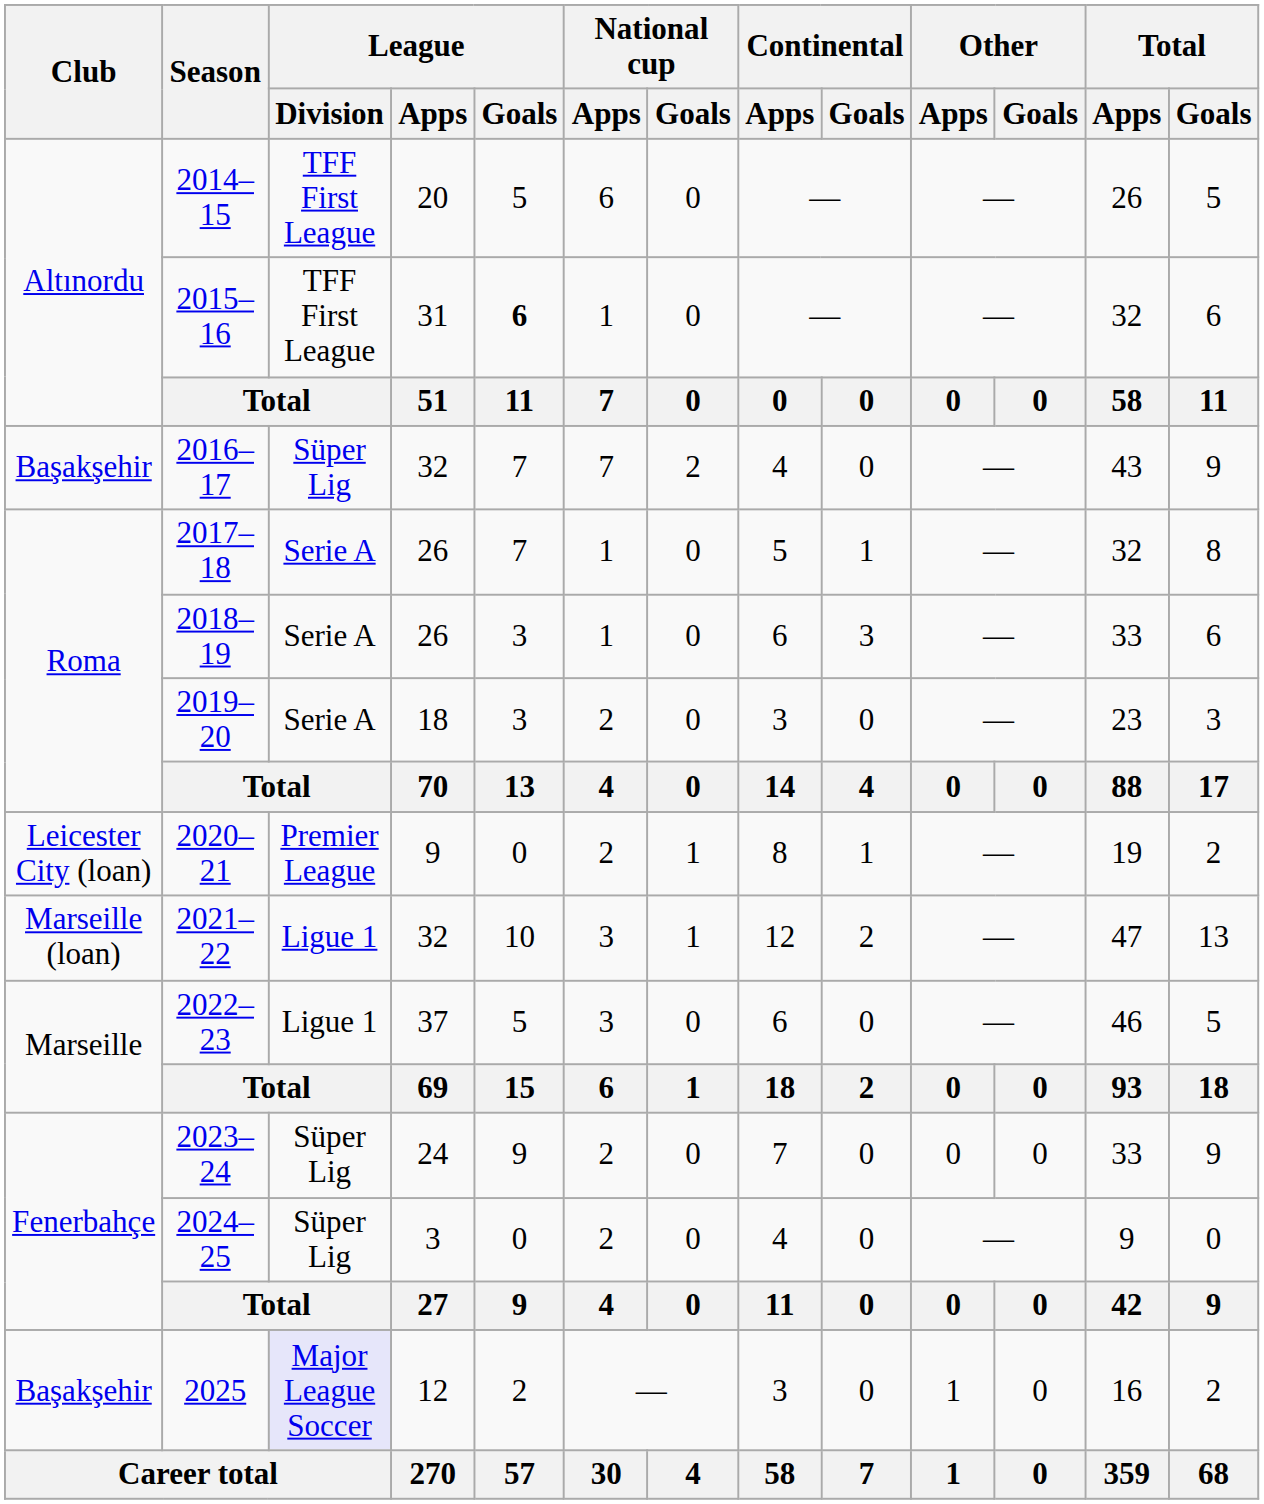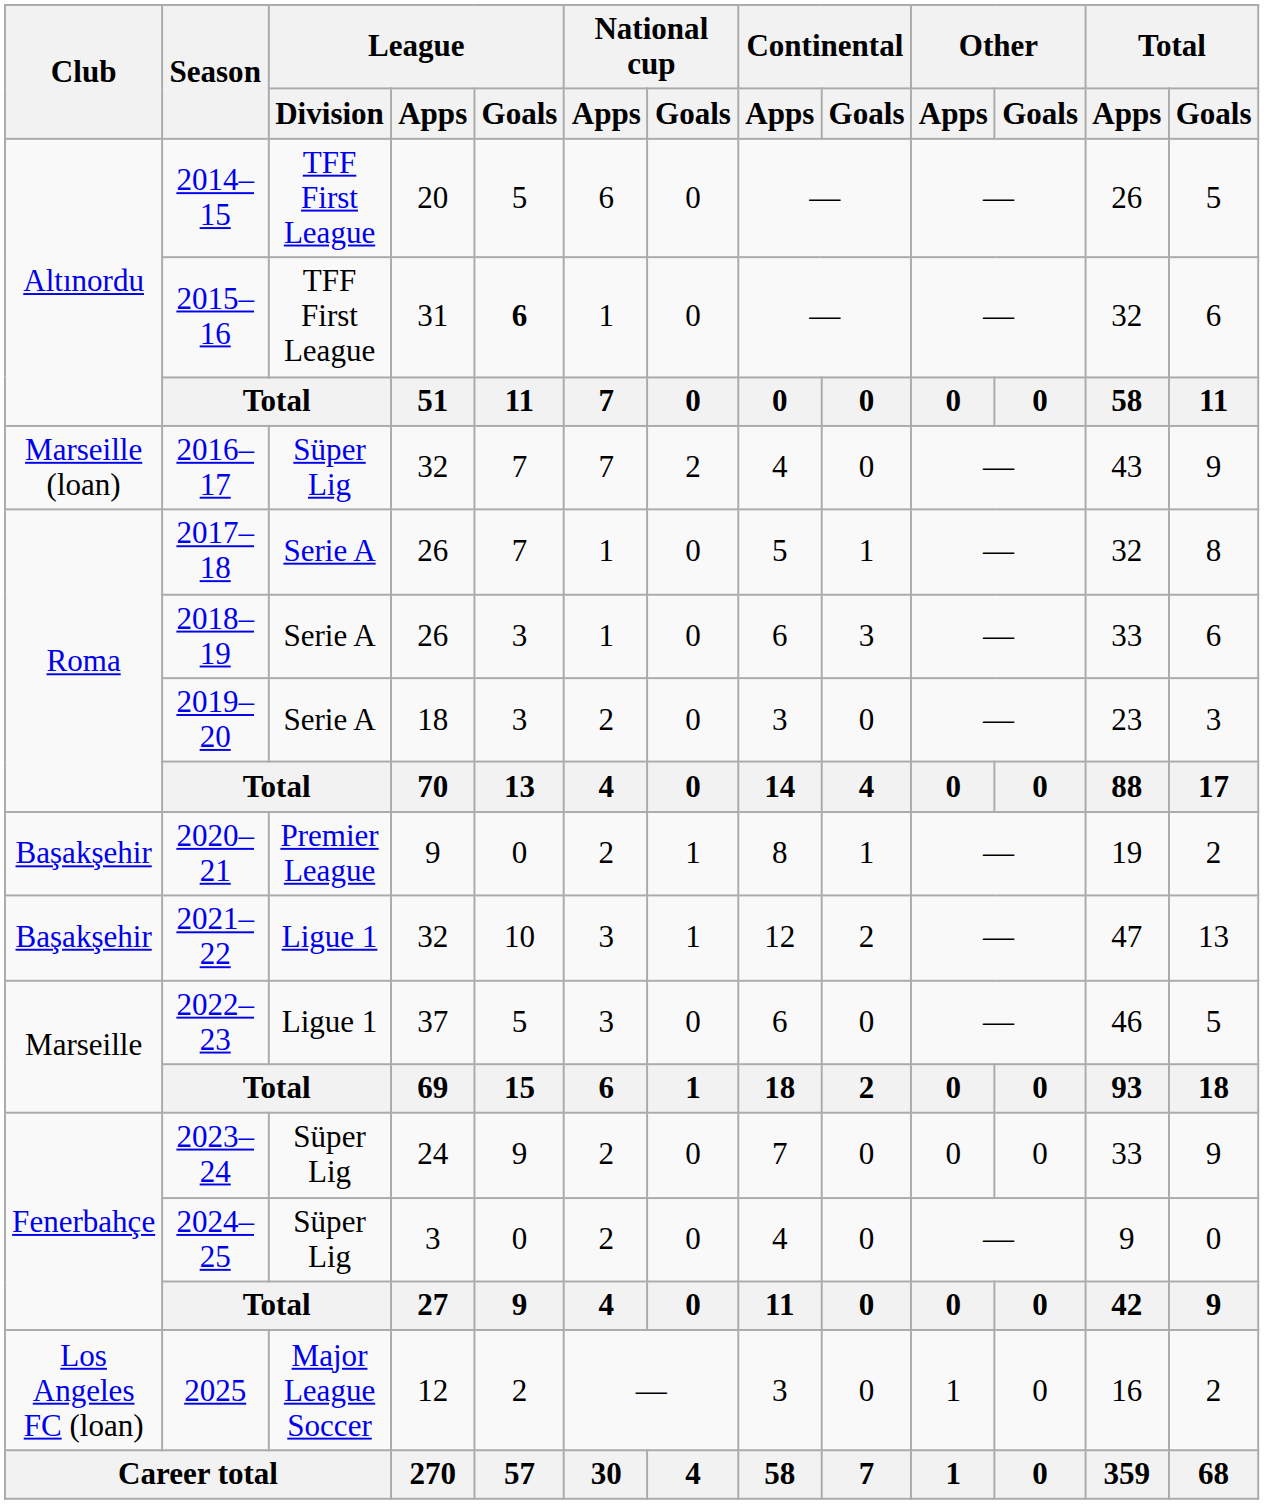(84, 467) Başakşehir -> (84, 467) Marseille (loan)
(84, 853) Leicester City (loan) -> (84, 853) Başakşehir
(84, 937) Marseille (loan) -> (84, 937) Başakşehir
(84, 1389) Başakşehir -> (84, 1389) Los Angeles FC (loan)
(330, 1389) lavender background -> (330, 1389) no background
